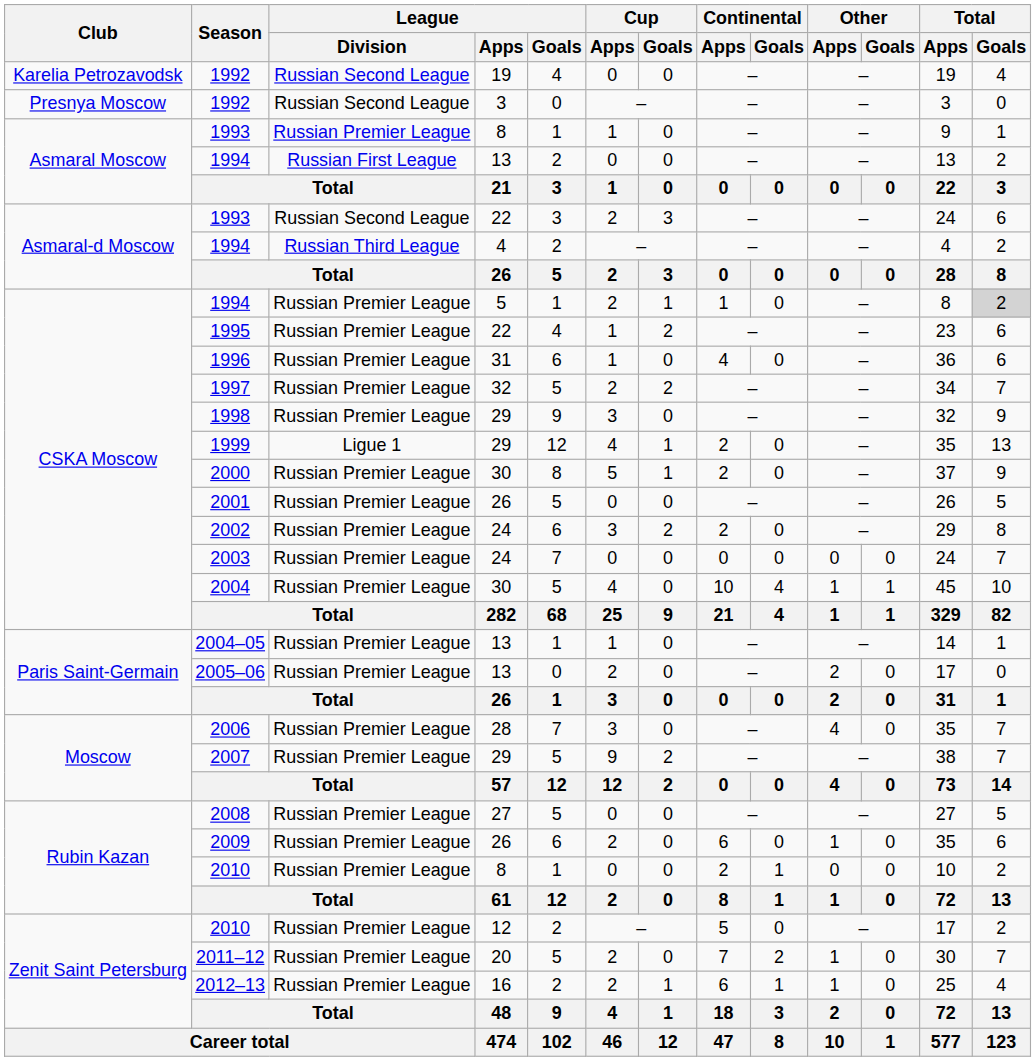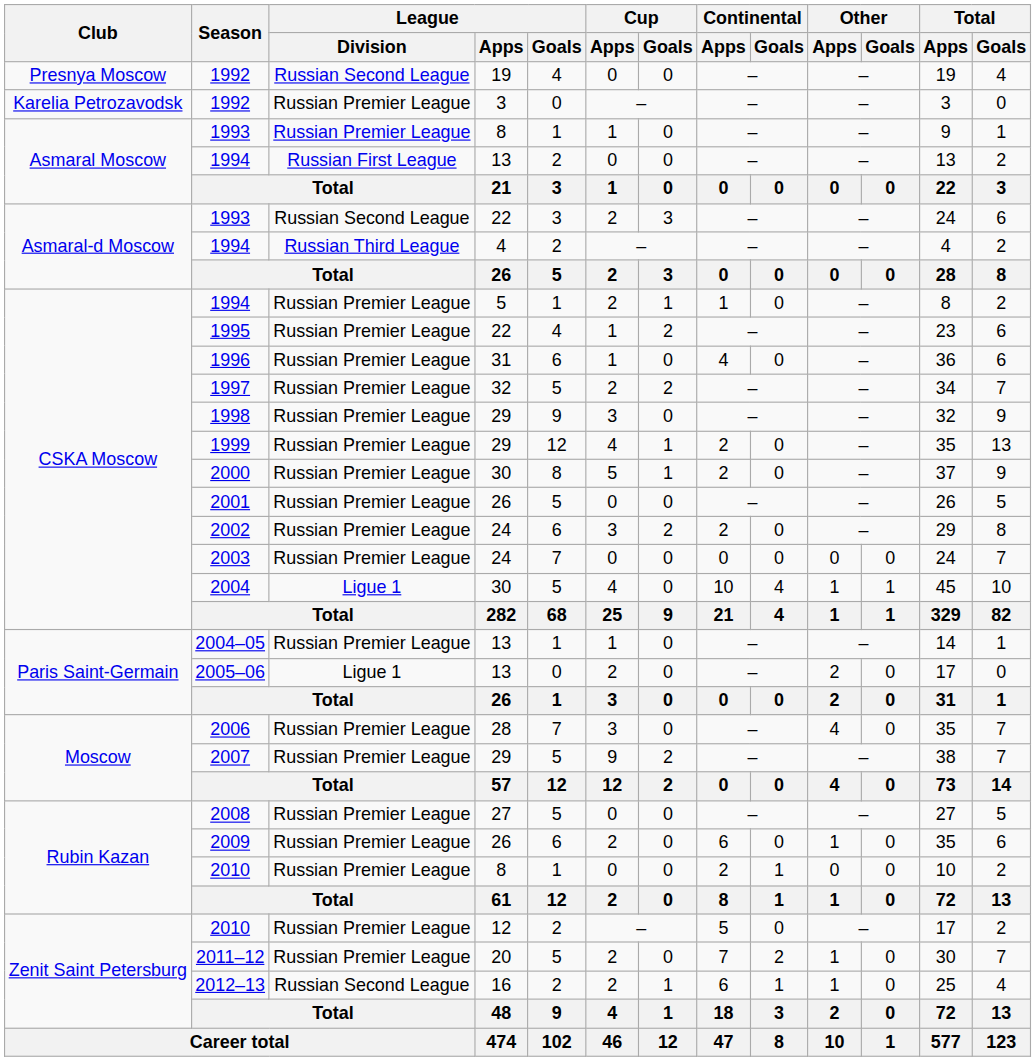(98, 75) Karelia Petrozavodsk -> (98, 75) Presnya Moscow
(98, 103) Presnya Moscow -> (98, 103) Karelia Petrozavodsk
(372, 103) Russian Second League -> (372, 103) Russian Premier League
(1001, 302) lightgrey background -> (1001, 302) no background
(372, 445) Ligue 1 -> (372, 445) Russian Premier League
(372, 587) Russian Premier League -> (372, 587) Ligue 1
(372, 672) Russian Premier League -> (372, 672) Ligue 1
(372, 984) Russian Premier League -> (372, 984) Russian Second League
